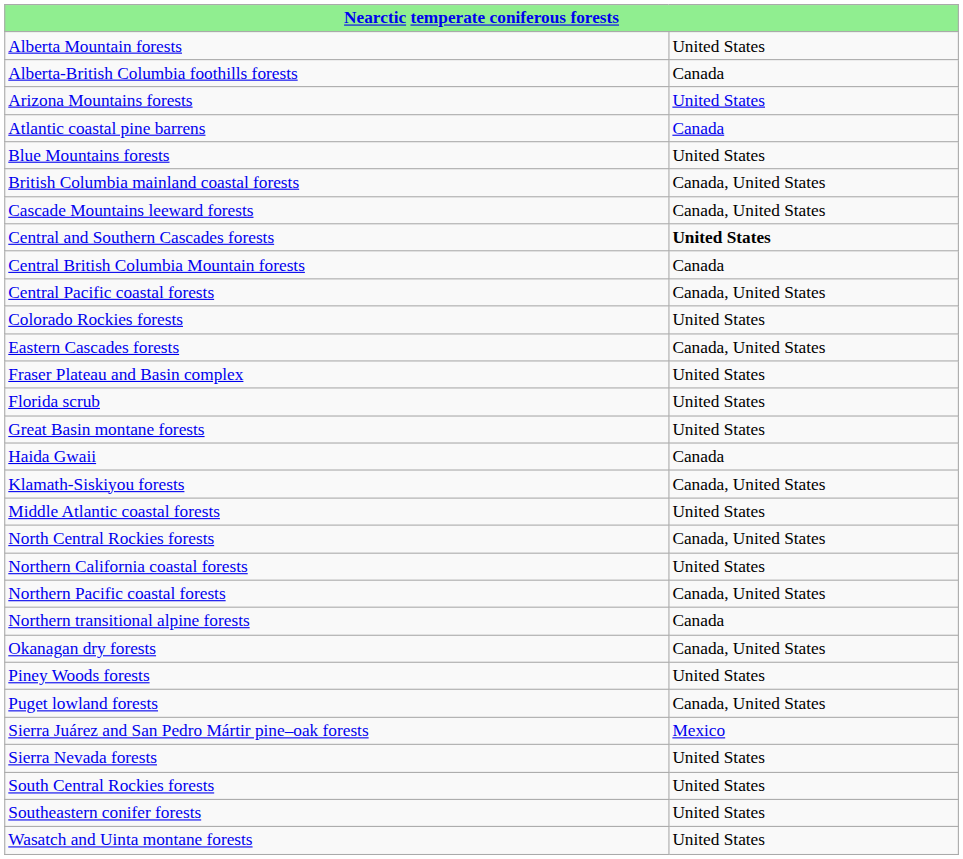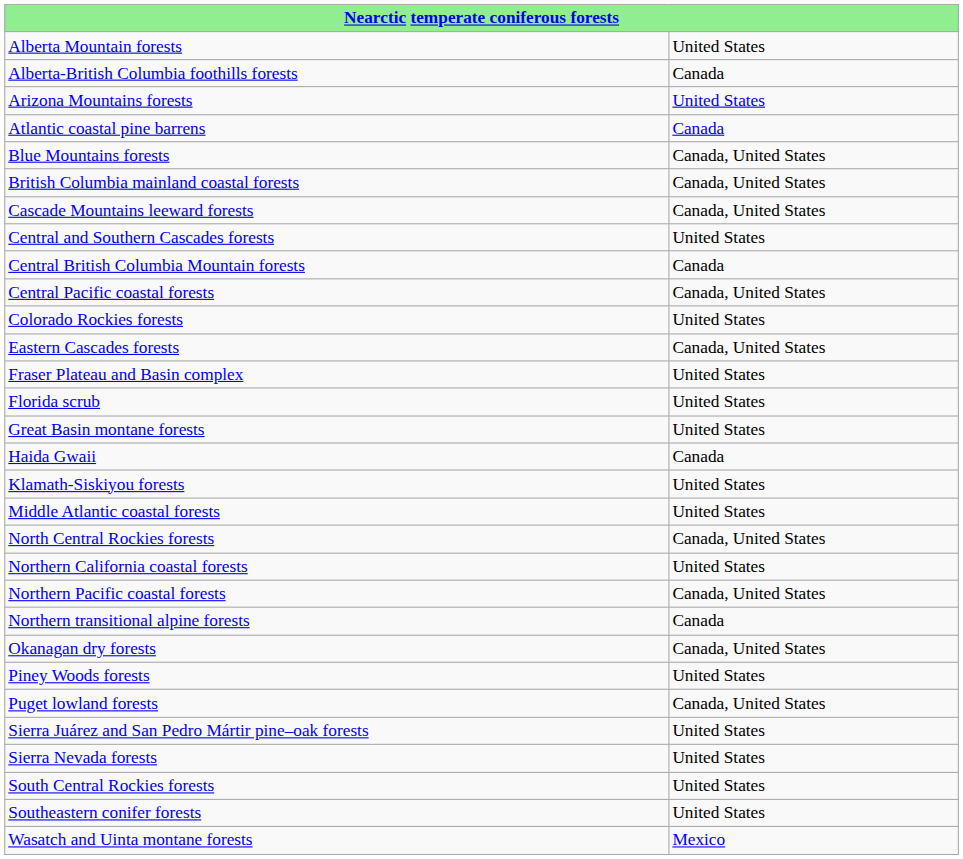(719, 155) United States -> (749, 155) Canada, United States
(722, 237) bold -> (719, 237) normal
(749, 484) Canada, United States -> (719, 484) United States
(699, 730) Mexico -> (719, 730) United States
(719, 840) United States -> (699, 840) Mexico
